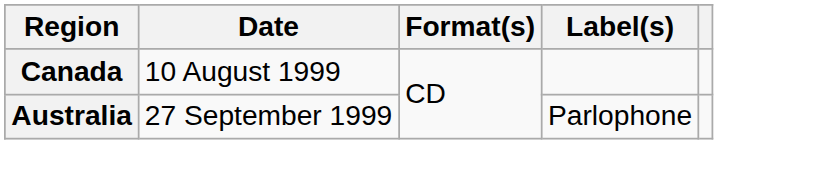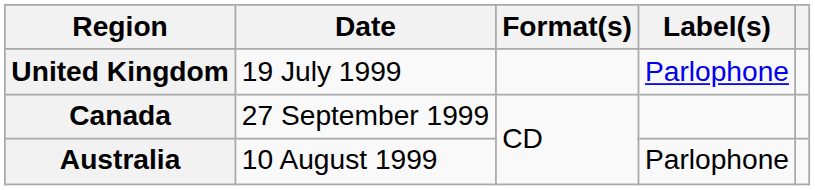+ row: (120, 71)
(243, 71) 10 August 1999 -> (365, 116) 27 September 1999
(269, 116) 27 September 1999 -> (340, 160) 10 August 1999
